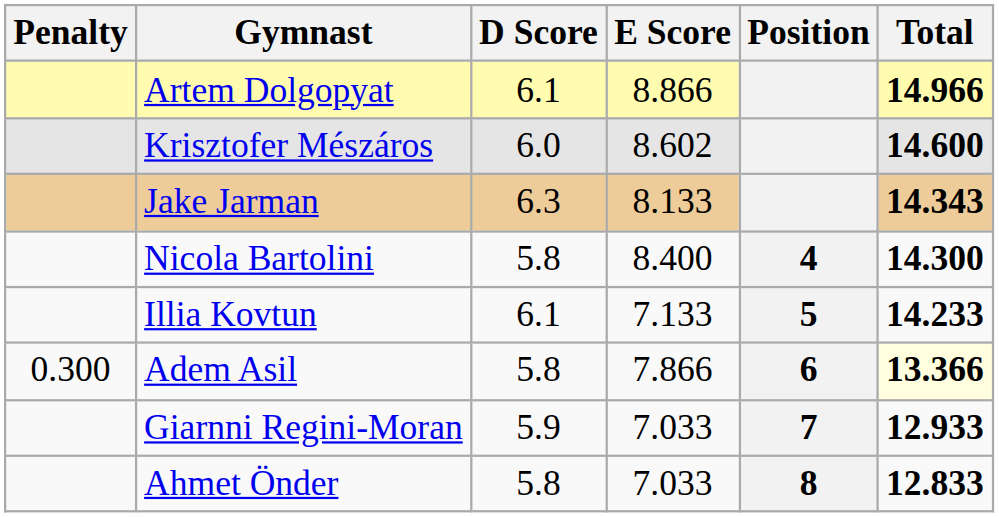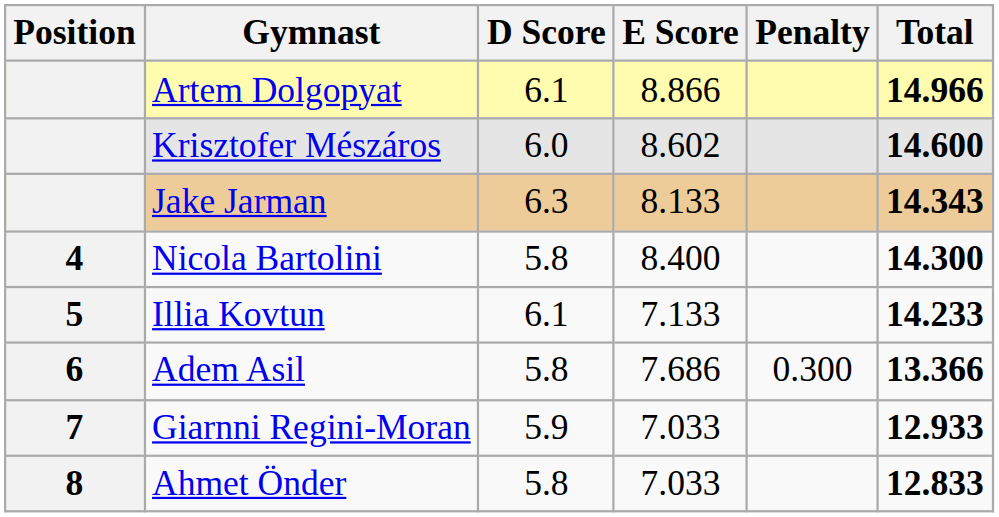columns swapped: (809, 32) <-> (71, 32)
(673, 370) 7.866 -> (681, 370) 7.686
(935, 370) lightyellow background -> (935, 370) no background
